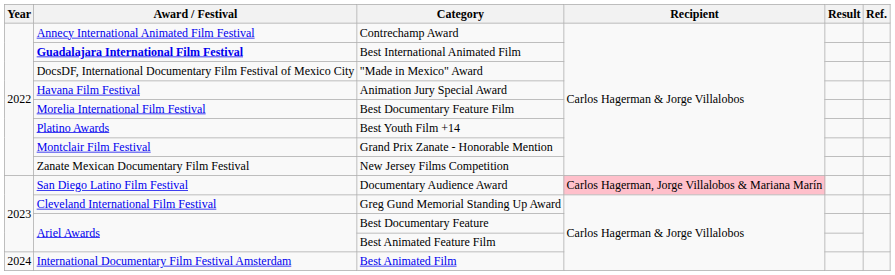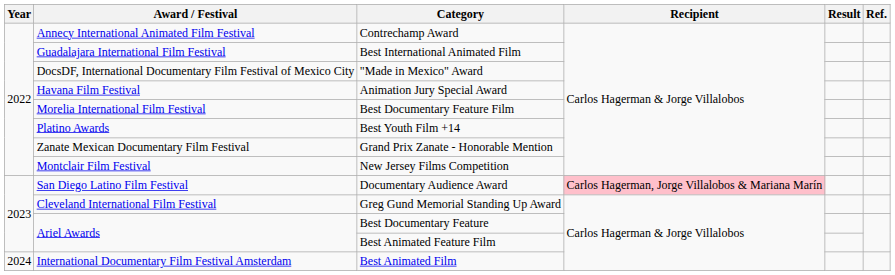(140, 52) bold -> (131, 52) normal
(94, 147) Montclair Film Festival -> (143, 147) Zanate Mexican Documentary Film Festival
(143, 166) Zanate Mexican Documentary Film Festival -> (94, 166) Montclair Film Festival
